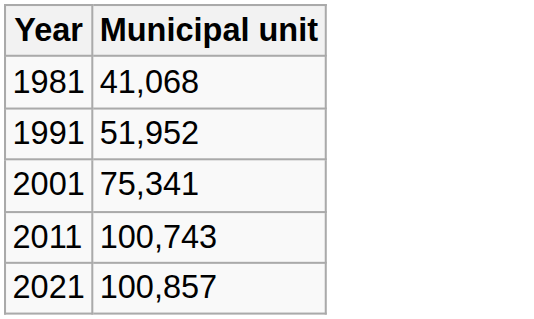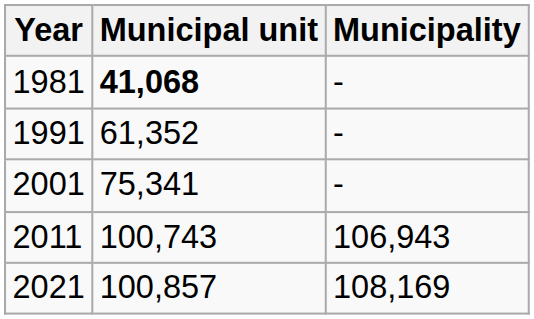+ column: (427, 30)
(149, 81) normal -> (149, 81) bold
(149, 133) 51,952 -> (149, 133) 61,352
